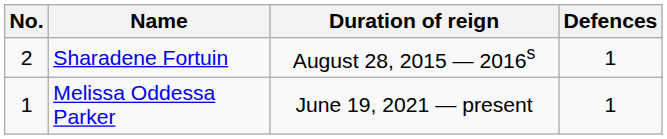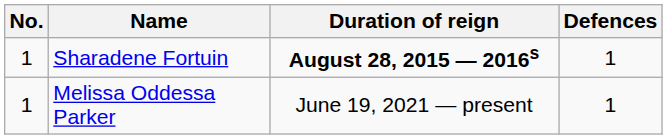(27, 57) 2 -> (27, 57) 1
(414, 57) normal -> (414, 57) bold
